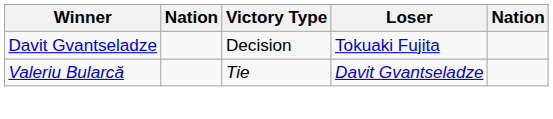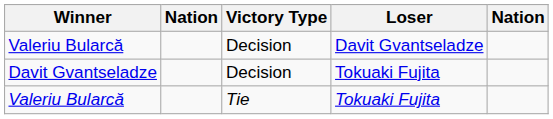+ row: (66, 45)
(409, 72) Davit Gvantseladze -> (388, 99) Tokuaki Fujita
